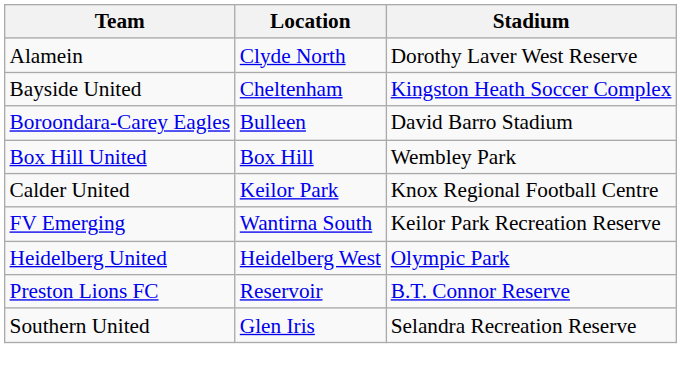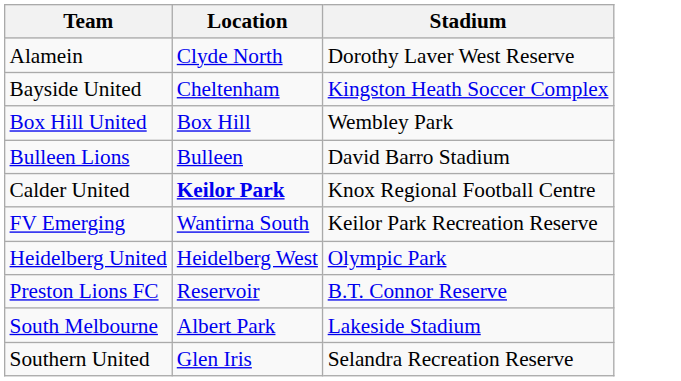- row: (120, 122)
+ row: (70, 156)
(289, 190) normal -> (231, 190) bold
+ row: (84, 325)
